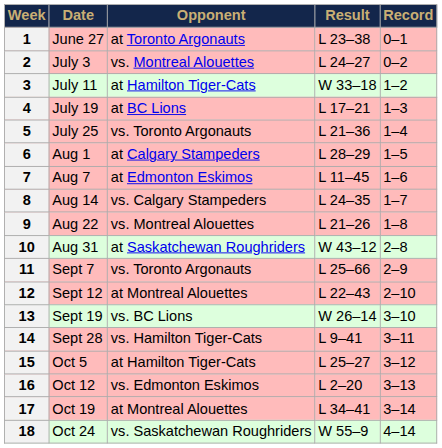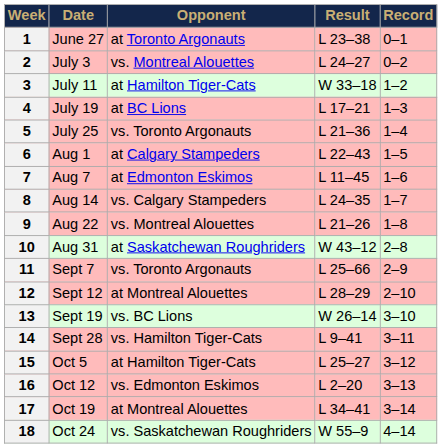(344, 154) L 28–29 -> (344, 154) L 22–43
(344, 293) L 22–43 -> (344, 293) L 28–29
